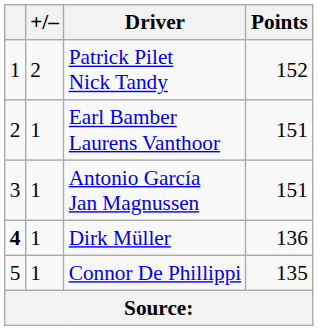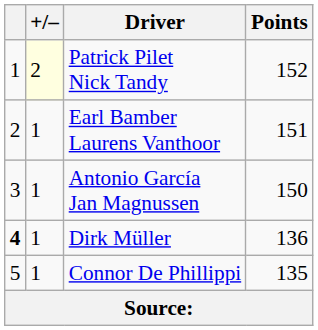(35, 69) no background -> (35, 69) lightyellow background
(292, 190) 151 -> (292, 190) 150
